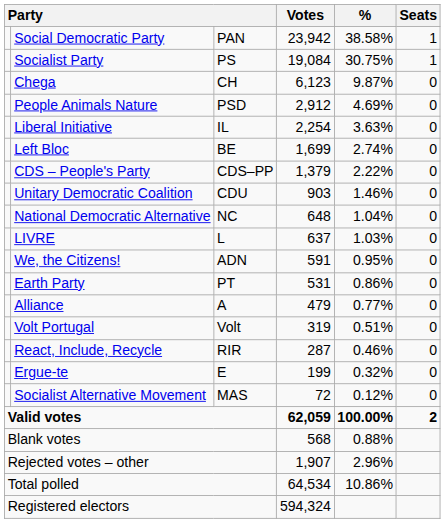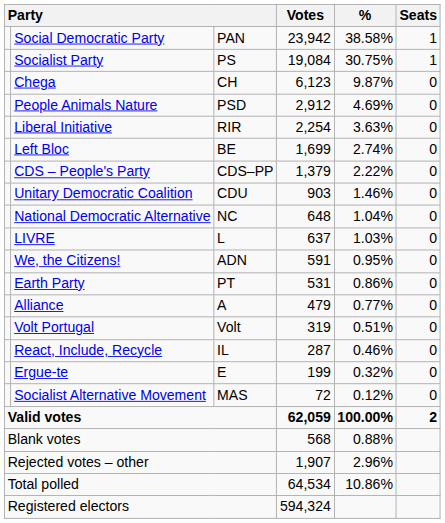(223, 127) IL -> (229, 127) RIR
(229, 350) RIR -> (223, 350) IL
